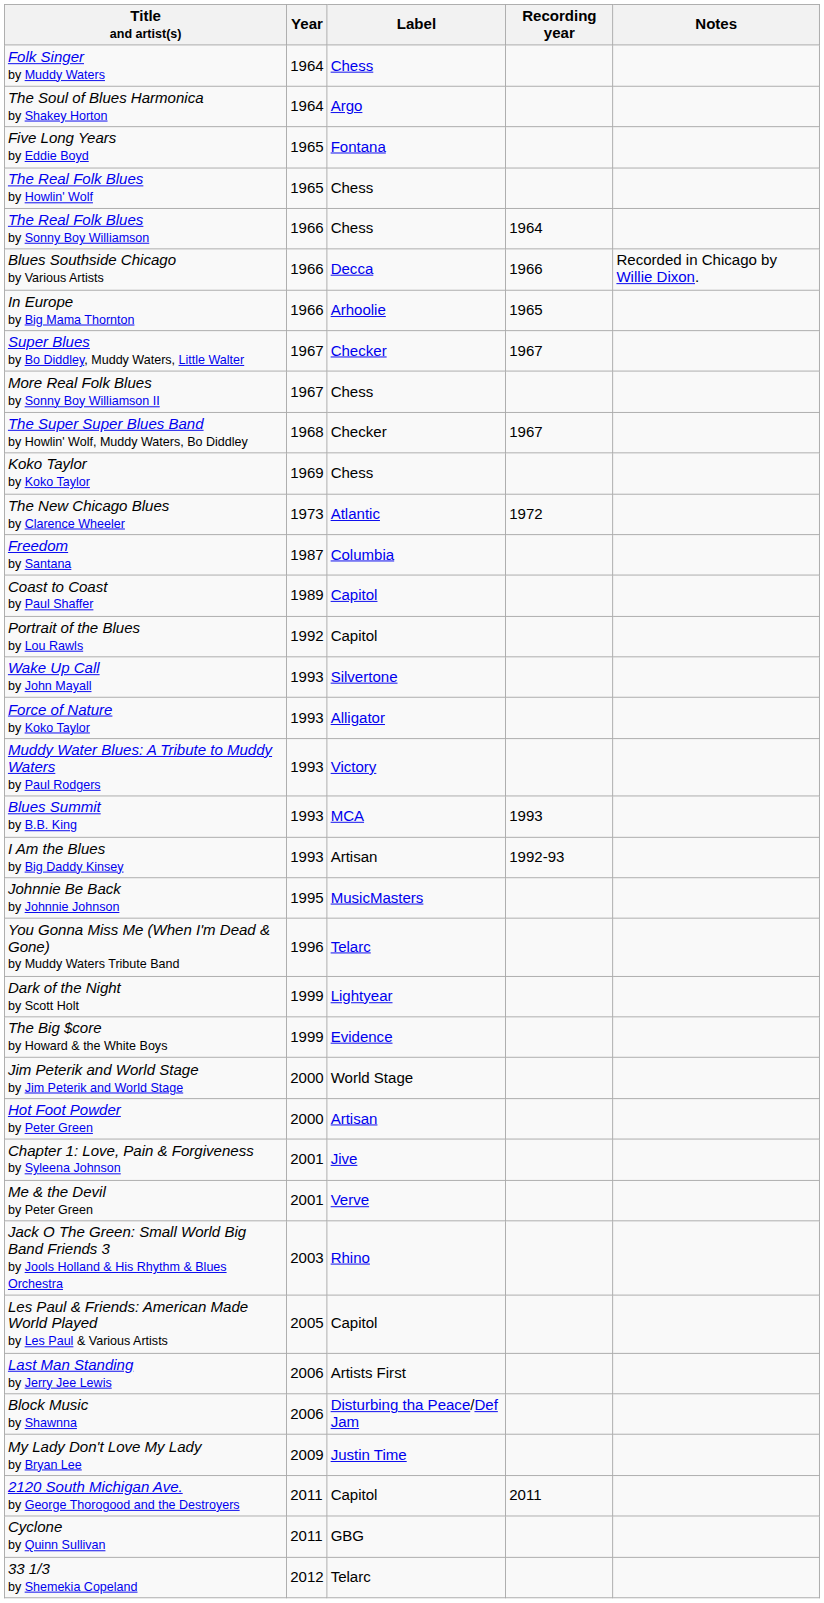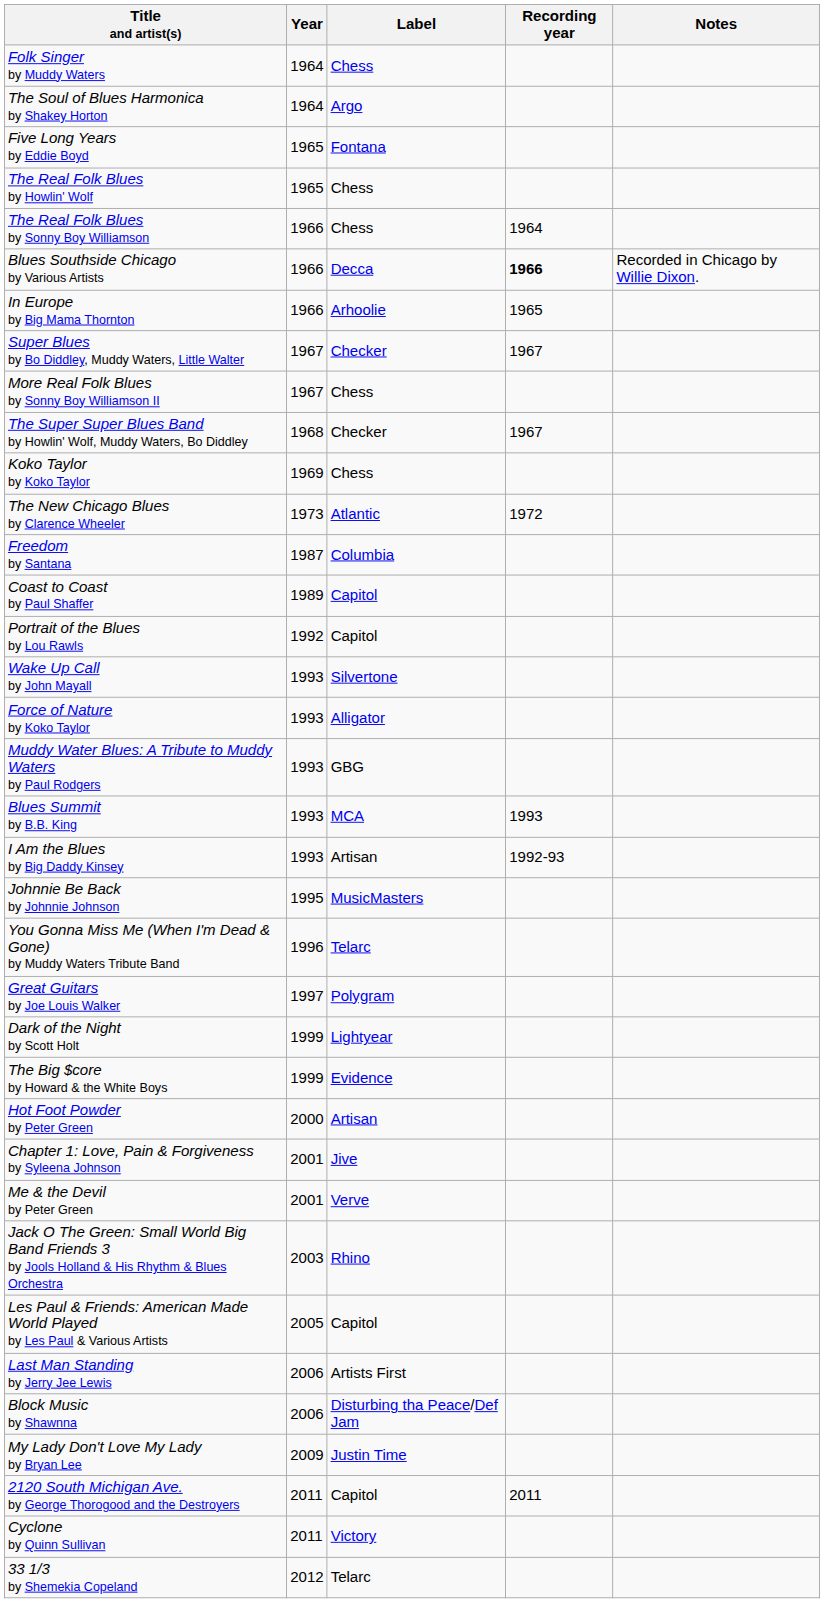(526, 269) normal -> (526, 269) bold
(353, 767) Victory -> (347, 767) GBG
+ row: (64, 996)
- row: (103, 1078)
(347, 1536) GBG -> (353, 1536) Victory
